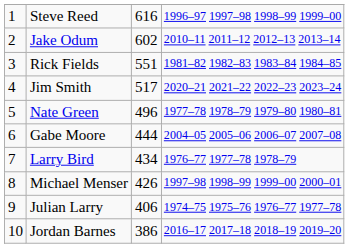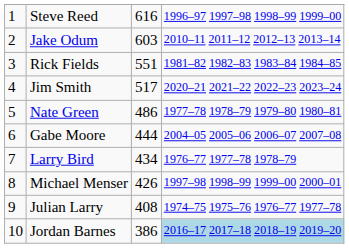(146, 40) 602 -> (146, 40) 603
(146, 111) 496 -> (146, 111) 486
(146, 207) 406 -> (146, 207) 408
(253, 231) no background -> (253, 231) lightblue background
